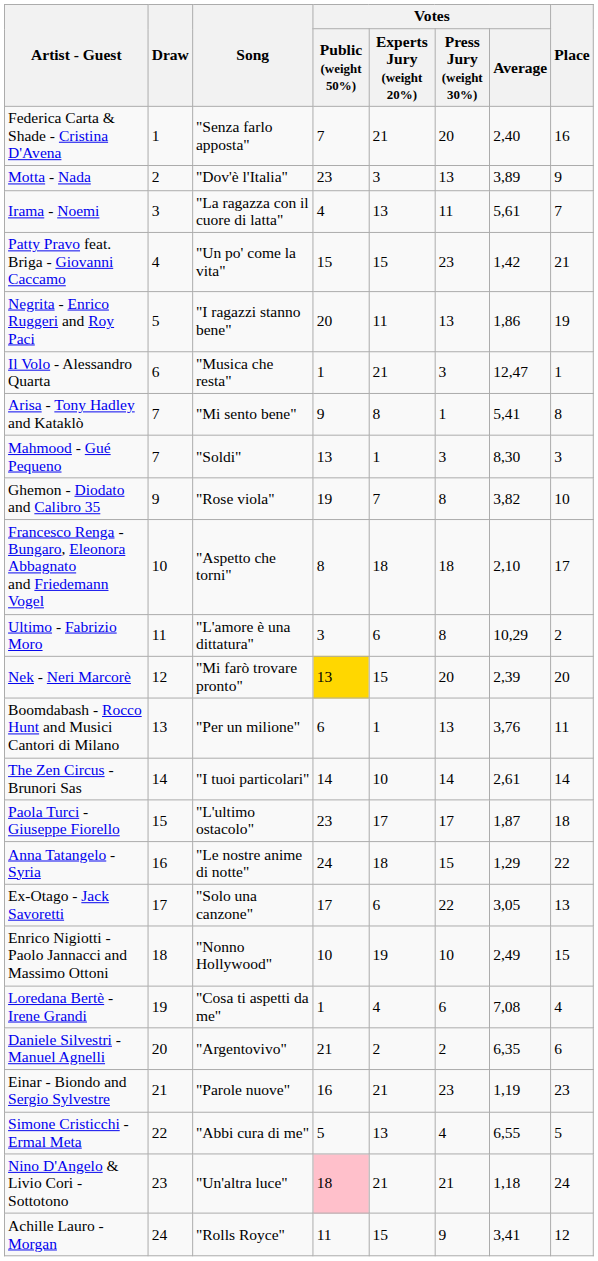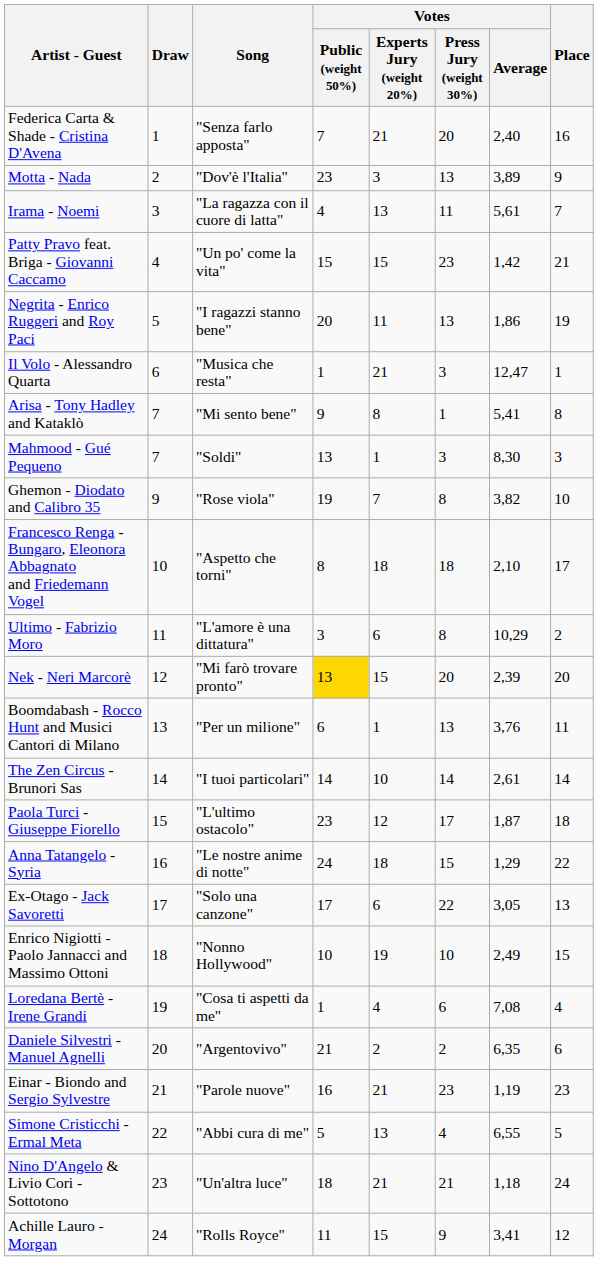(380, 820) 17 -> (380, 820) 12
(324, 1183) pink background -> (324, 1183) no background
